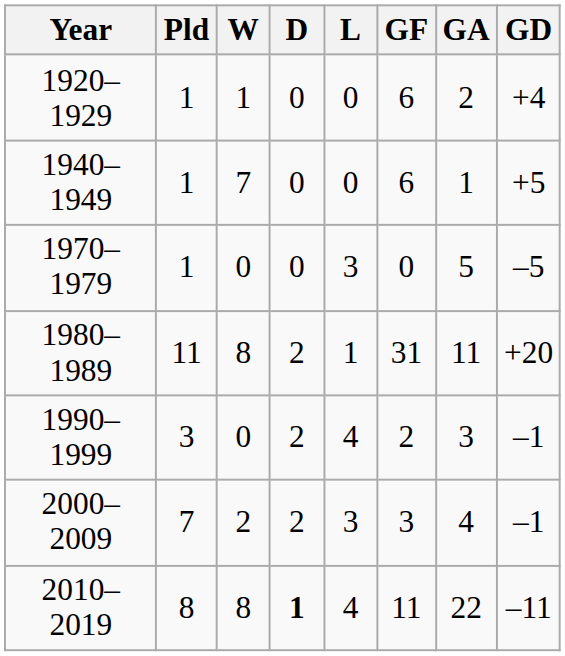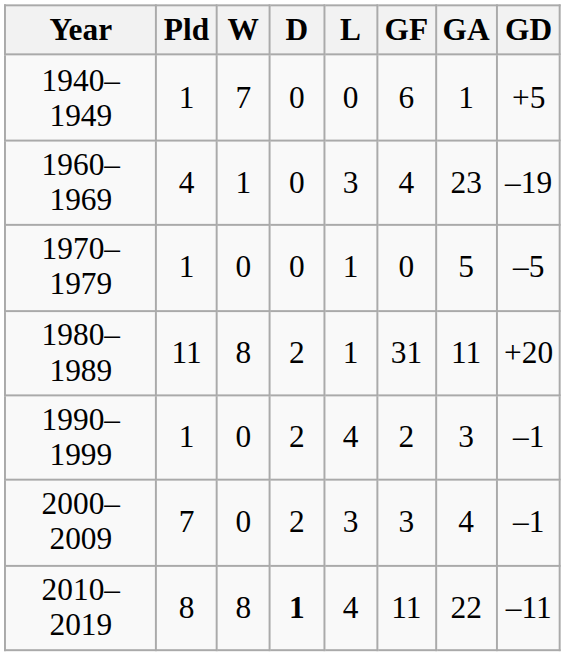- row: (81, 97)
+ row: (81, 182)
(351, 267) 3 -> (351, 267) 1
(187, 437) 3 -> (187, 437) 1
(243, 522) 2 -> (243, 522) 0
